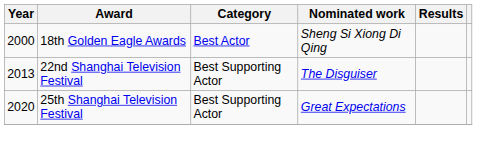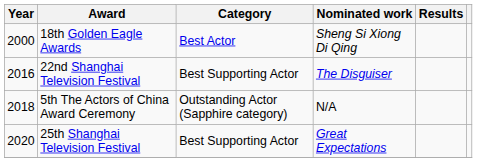(21, 74) 2013 -> (21, 74) 2016
+ row: (105, 107)
